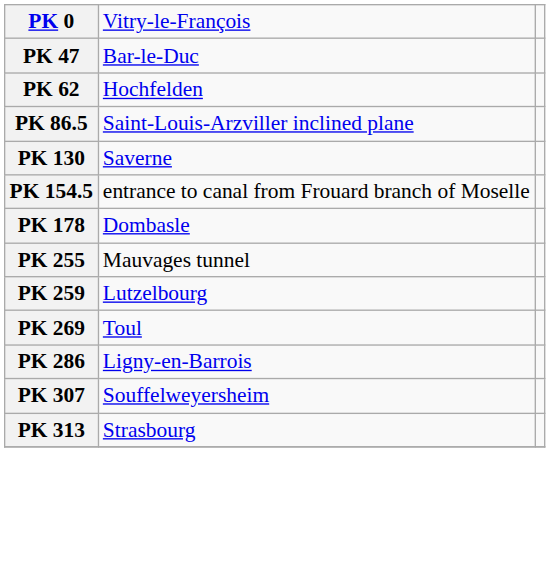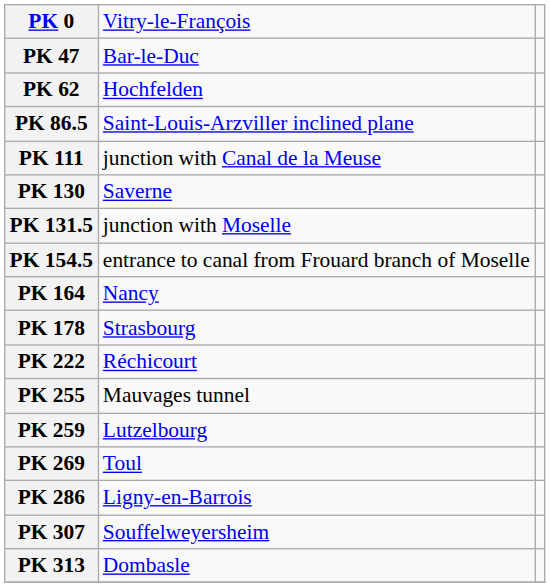+ row: (51, 157)
+ row: (51, 225)
+ row: (51, 293)
(146, 225) Dombasle -> (149, 327) Strasbourg
+ row: (51, 361)
(149, 429) Strasbourg -> (146, 565) Dombasle
